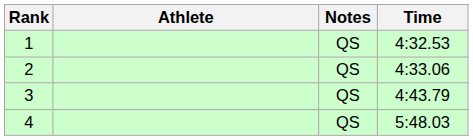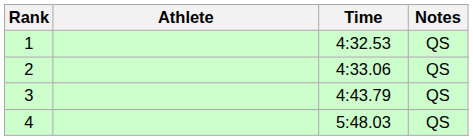columns swapped: (423, 17) <-> (348, 17)
